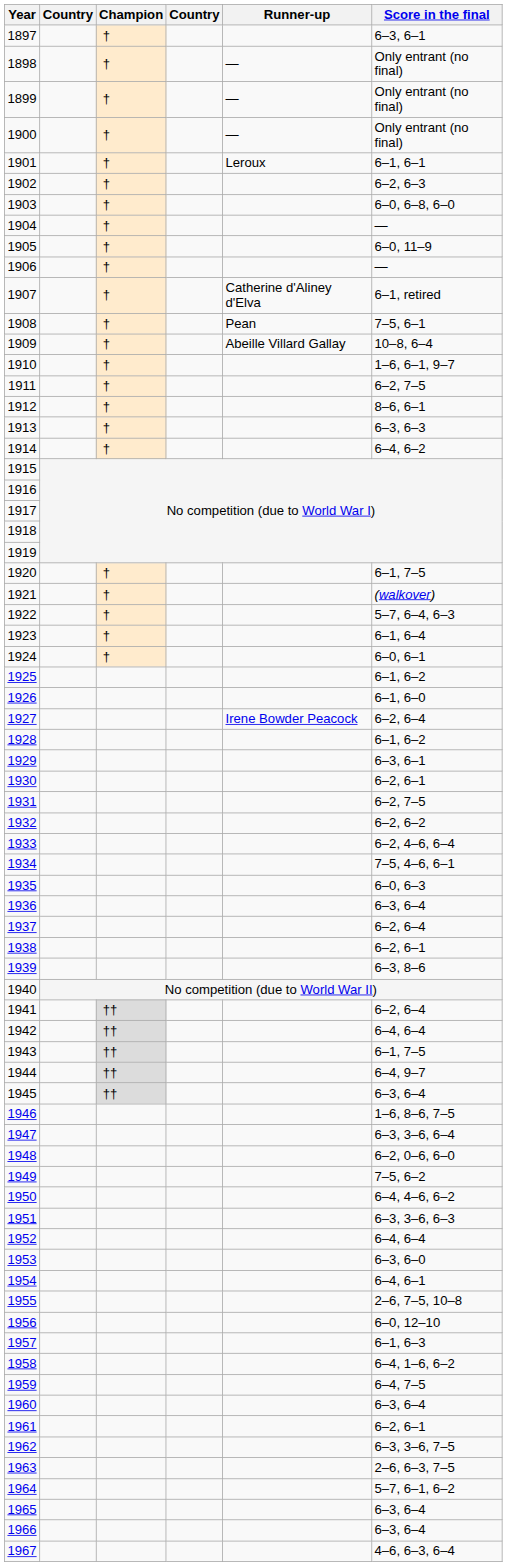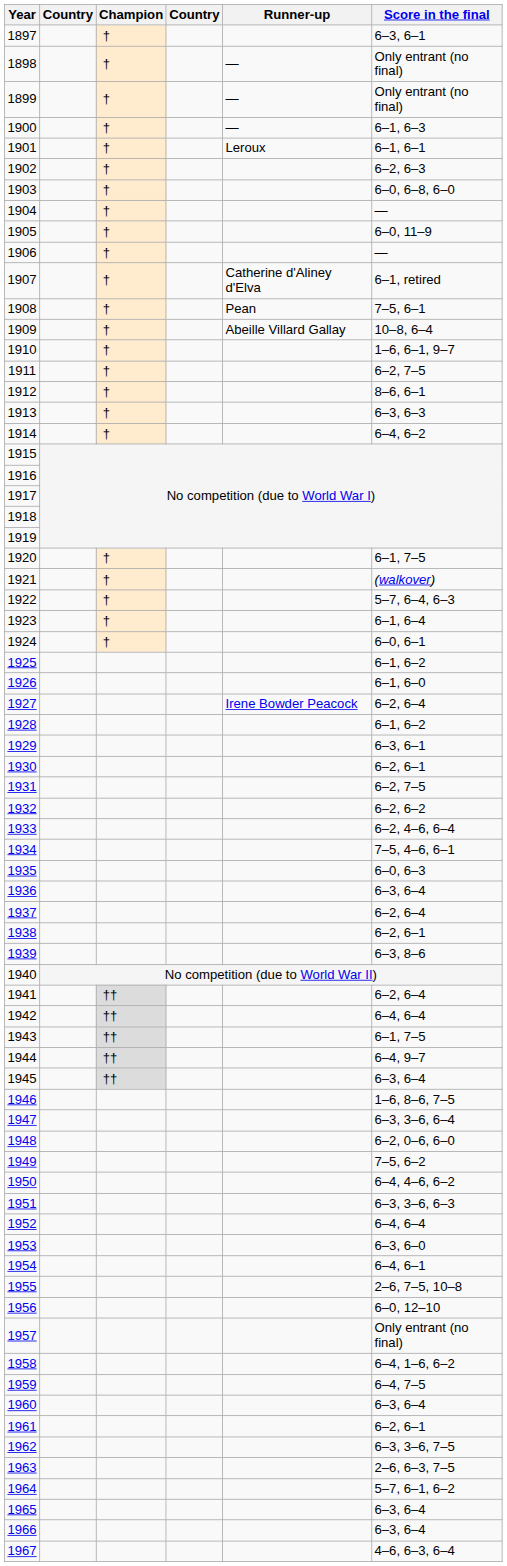(422, 135) Only entrant (no final) -> (400, 127) 6–1, 6–3
(400, 1343) 6–1, 6–3 -> (422, 1335) Only entrant (no final)
